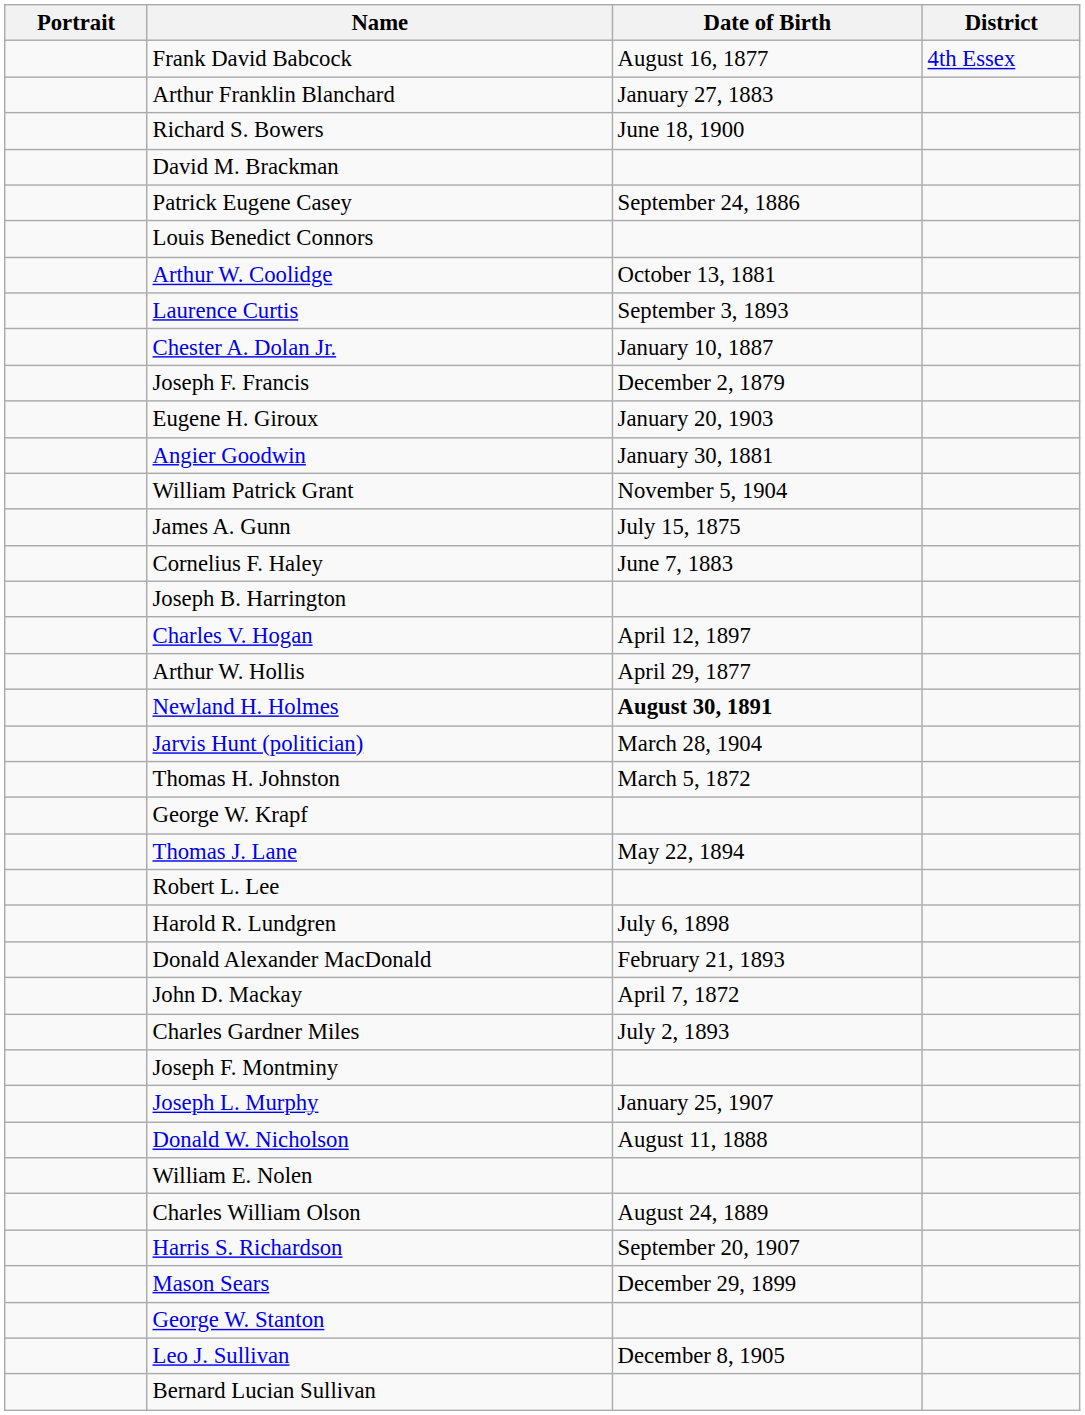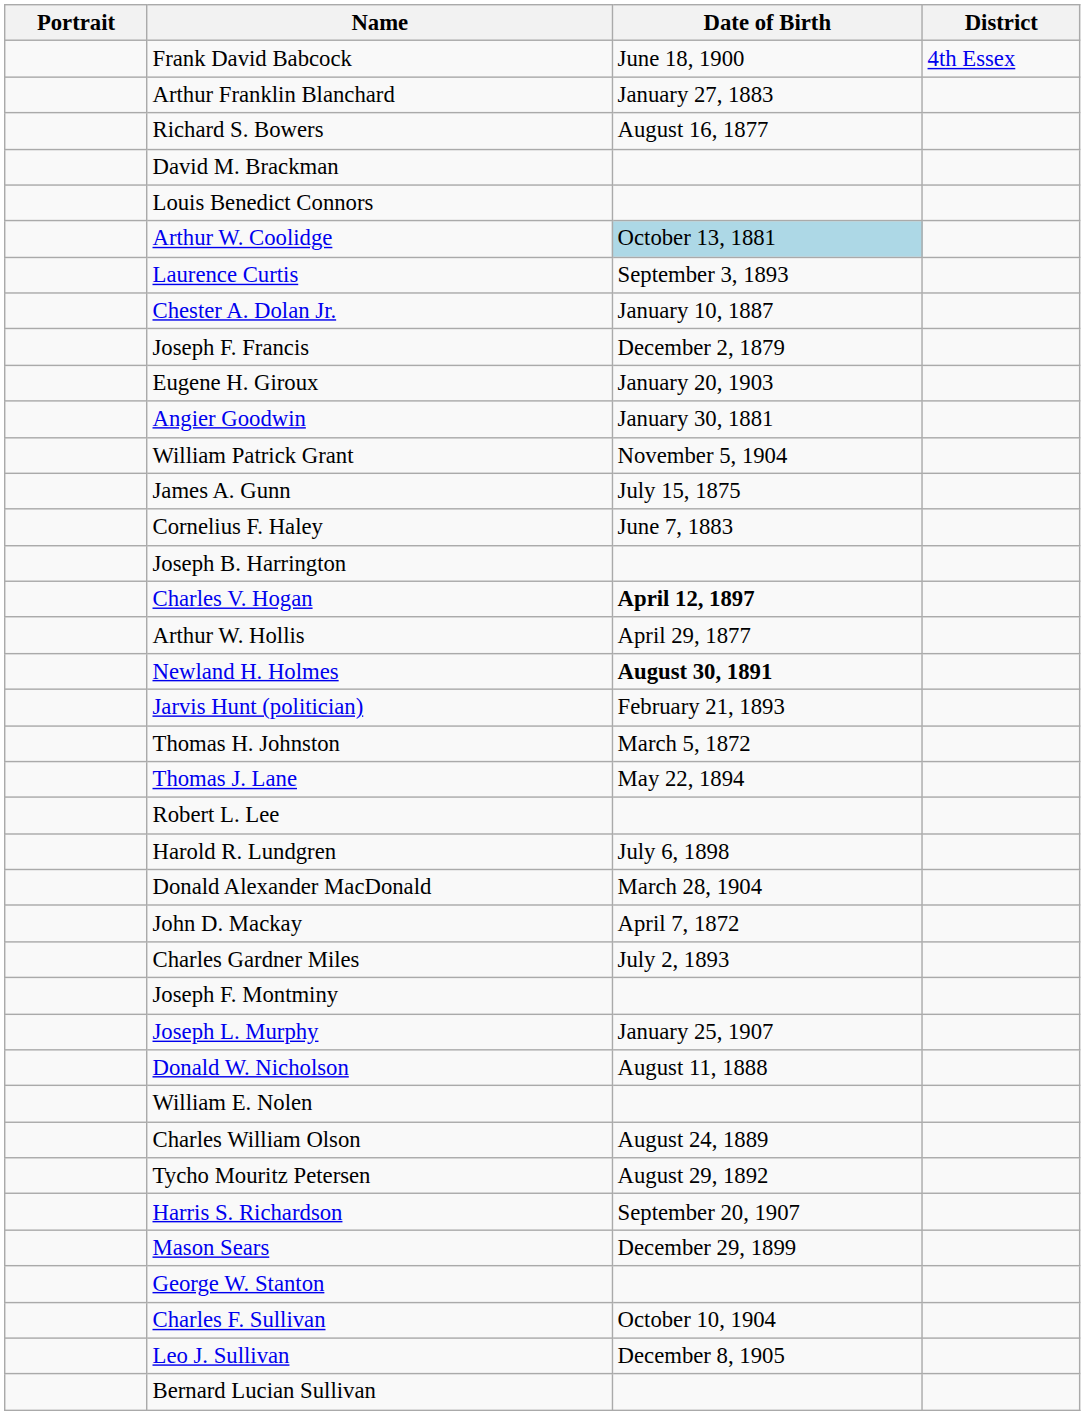(693, 58) August 16, 1877 -> (681, 58) June 18, 1900
(681, 130) June 18, 1900 -> (693, 130) August 16, 1877
- row: (252, 202)
(697, 274) no background -> (697, 238) lightblue background
(684, 635) normal -> (686, 599) bold
(690, 743) March 28, 1904 -> (701, 707) February 21, 1893
- row: (230, 815)
(701, 959) February 21, 1893 -> (690, 887) March 28, 1904
+ row: (261, 1175)
+ row: (239, 1319)
